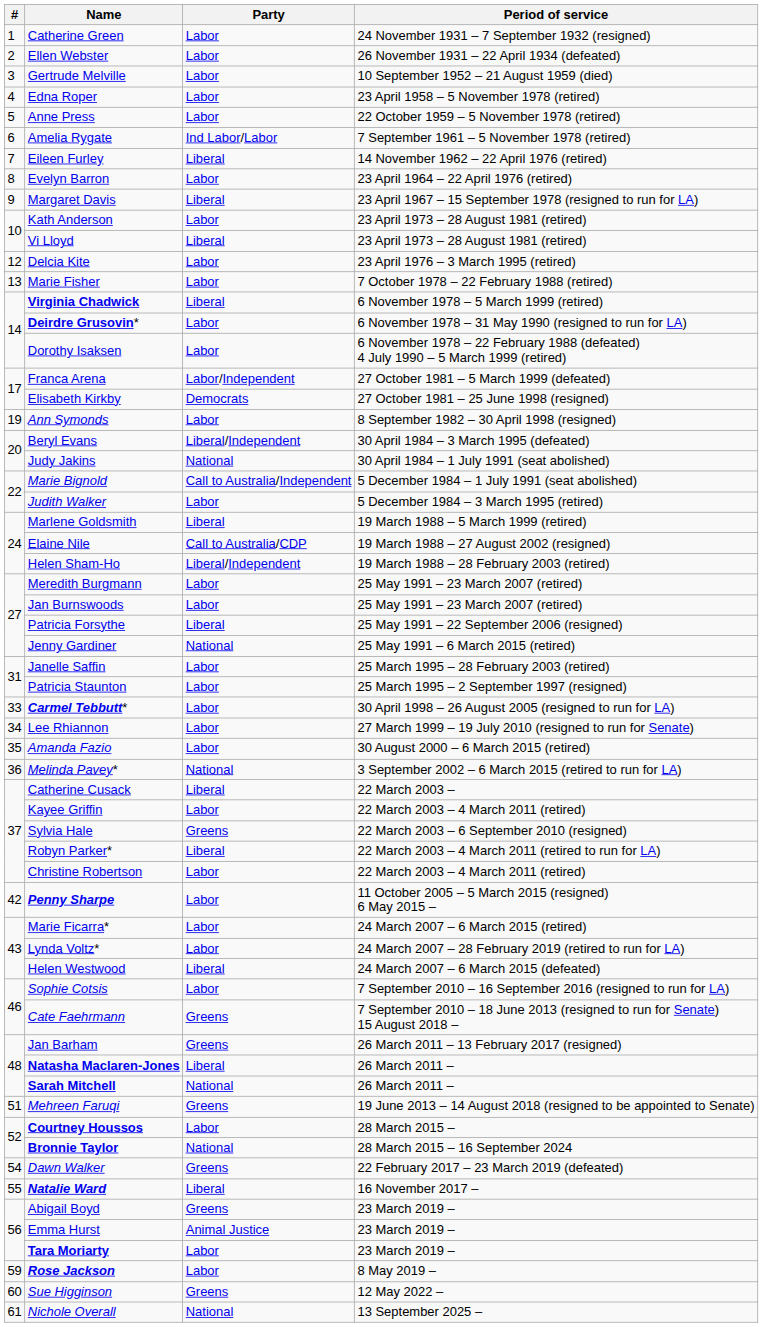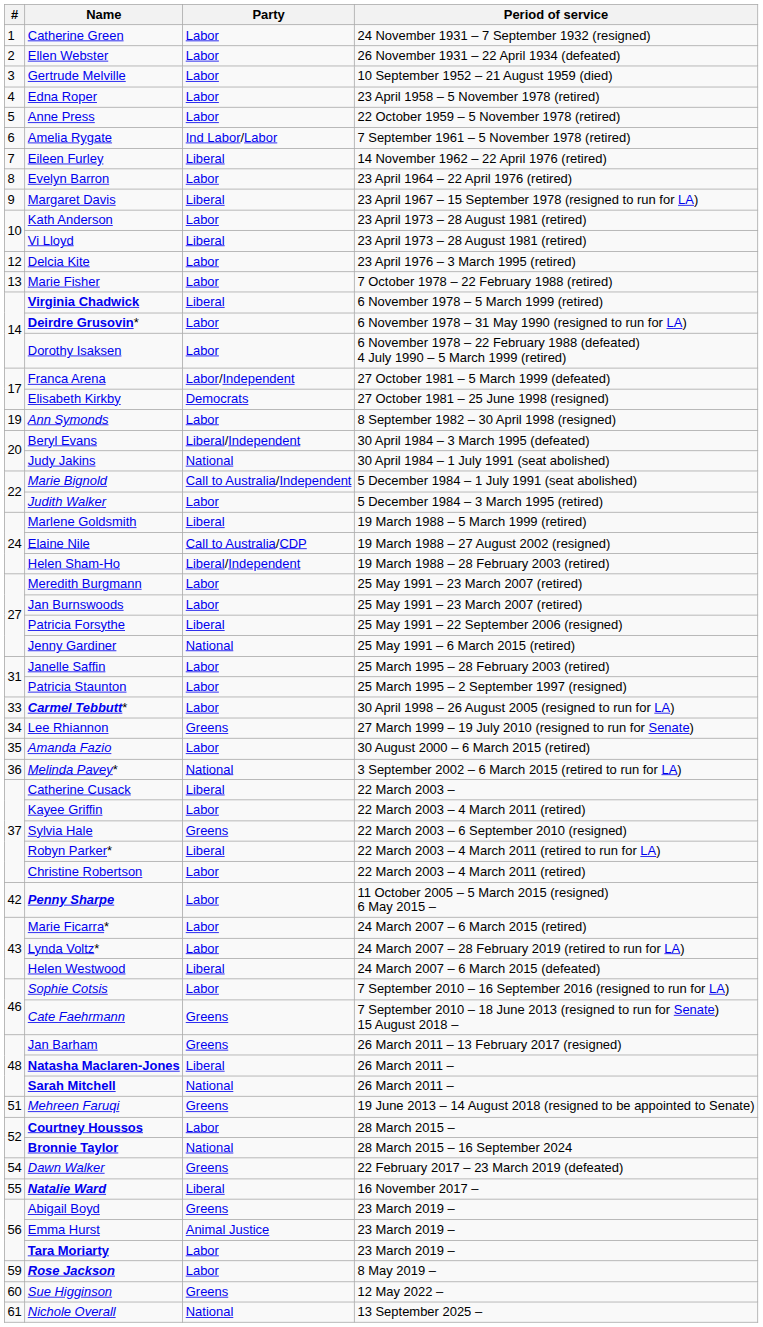(202, 728) Labor -> (207, 728) Greens
